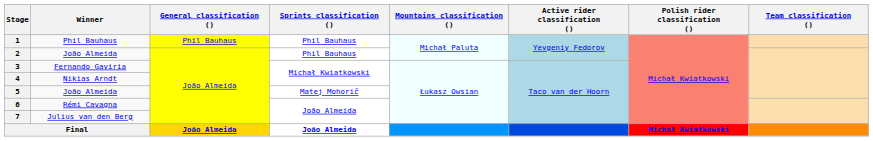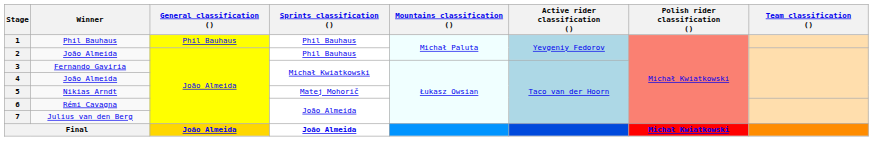(90, 79) Nikias Arndt -> (90, 79) João Almeida
(90, 92) João Almeida -> (90, 92) Nikias Arndt
